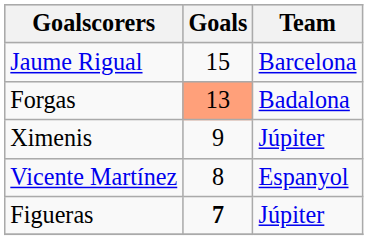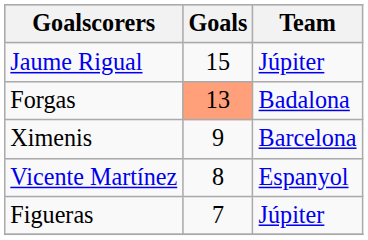(308, 61) Barcelona -> (291, 61) Júpiter
(291, 138) Júpiter -> (308, 138) Barcelona
(218, 215) bold -> (218, 215) normal
